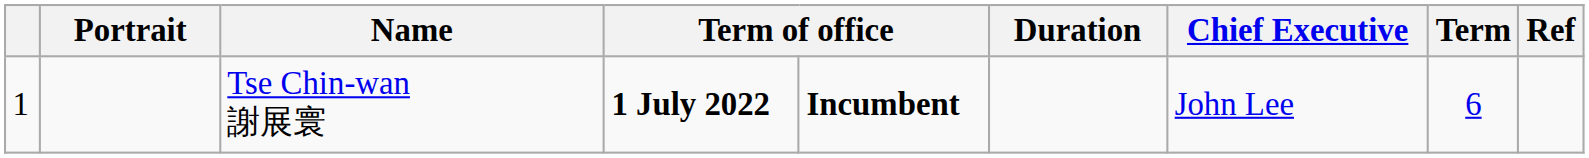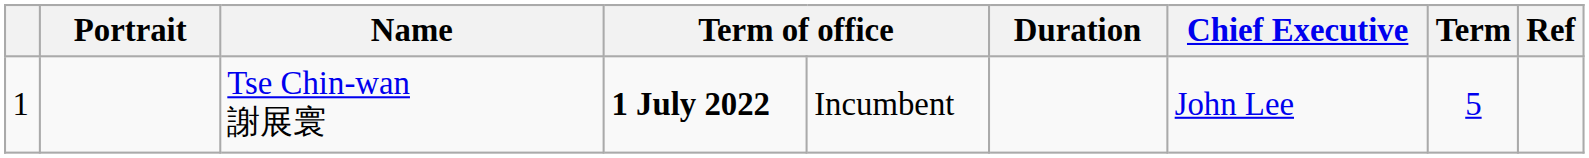(883, 104) bold -> (884, 104) normal
(1473, 104) 6 -> (1473, 104) 5
